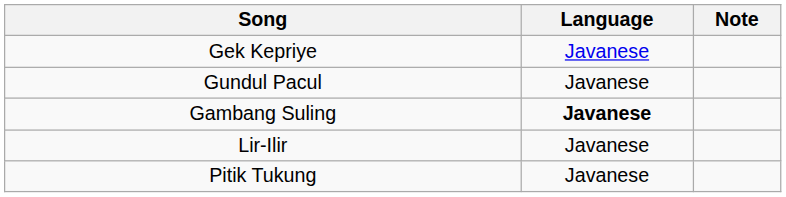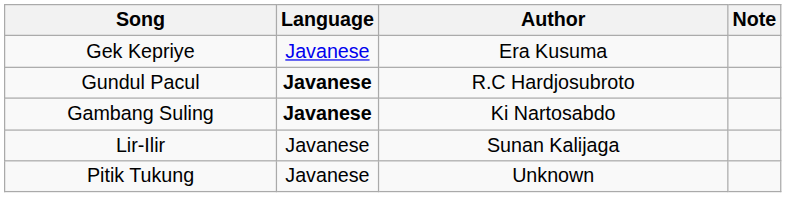+ column: (553, 20)
(607, 82) normal -> (327, 82) bold
